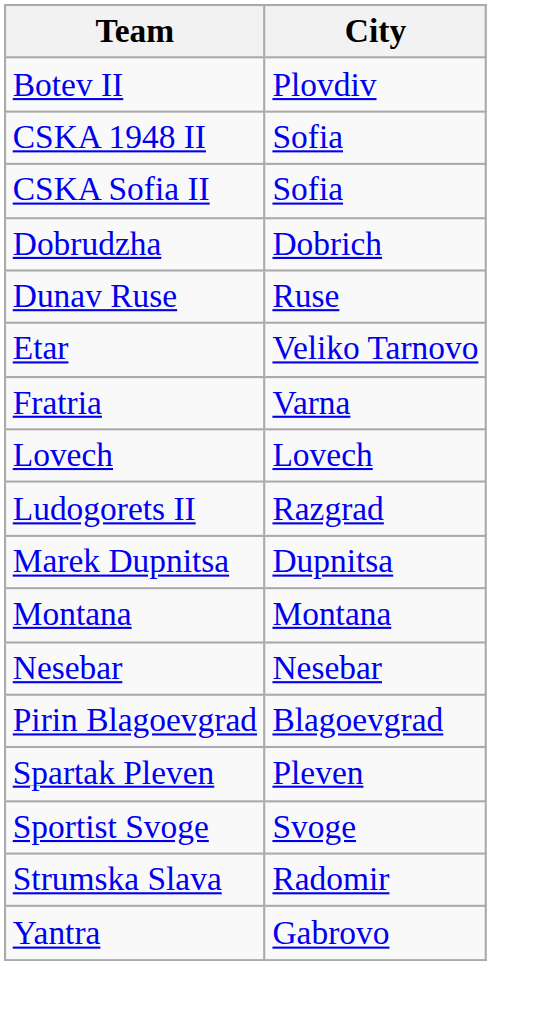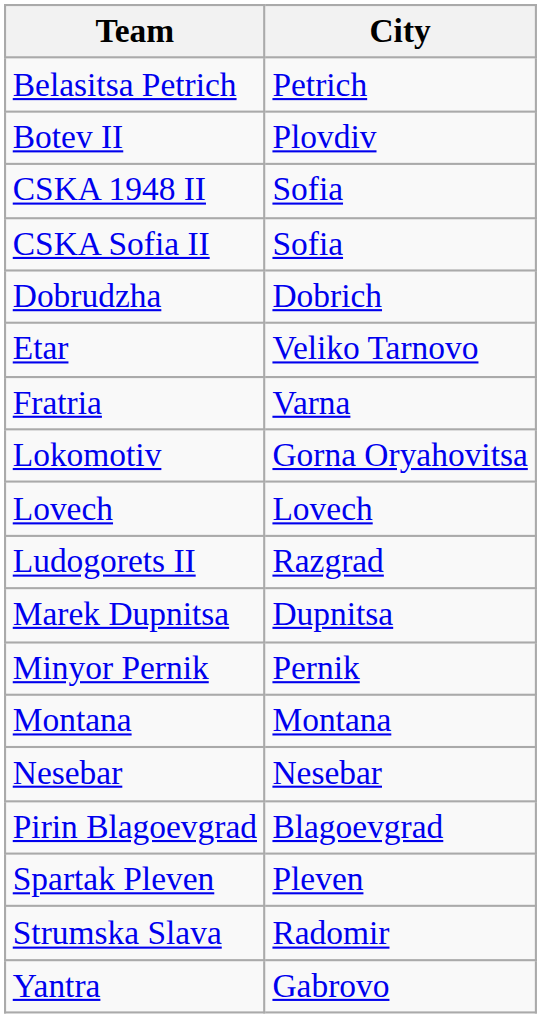+ row: (125, 84)
- row: (95, 296)
+ row: (87, 455)
+ row: (111, 667)
- row: (111, 826)
